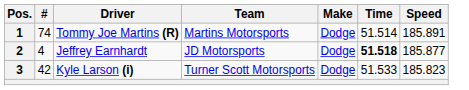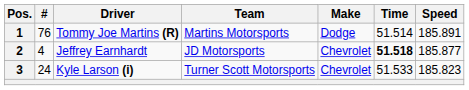(44, 33) 74 -> (44, 33) 76
(338, 51) Dodge -> (346, 51) Chevrolet
(44, 70) 42 -> (44, 70) 24
(338, 70) Dodge -> (346, 70) Chevrolet
